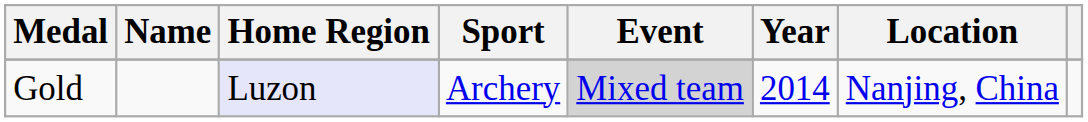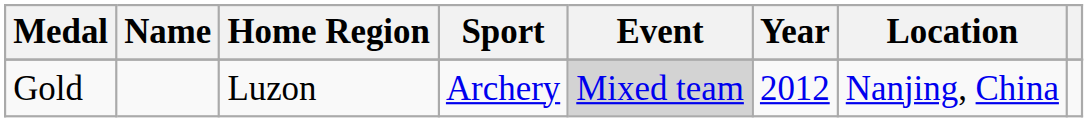(272, 87) lavender background -> (272, 87) no background
(795, 87) 2014 -> (795, 87) 2012
